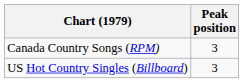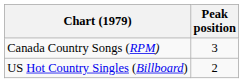(215, 68) 3 -> (215, 68) 2
